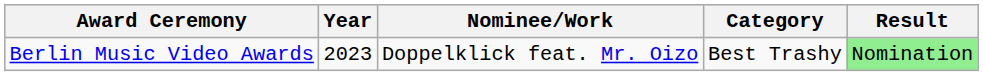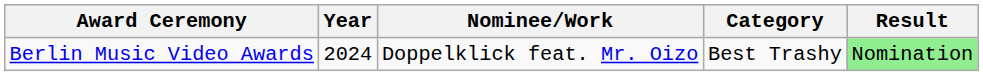(348, 54) 2023 -> (348, 54) 2024
